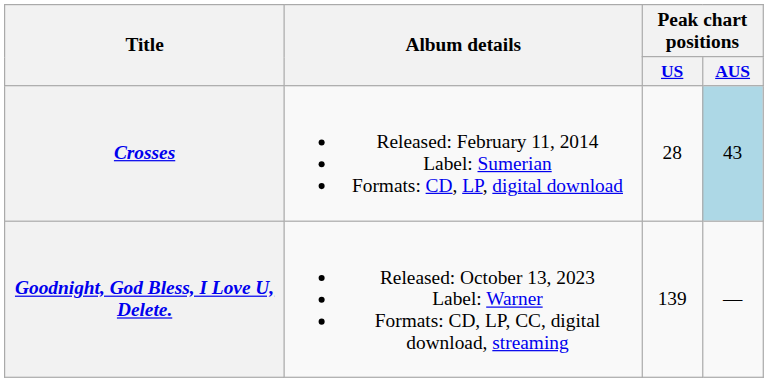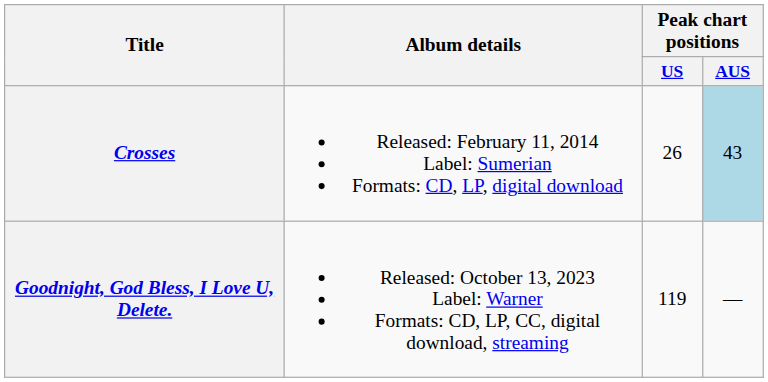(672, 153) 28 -> (672, 153) 26
(672, 298) 139 -> (672, 298) 119
